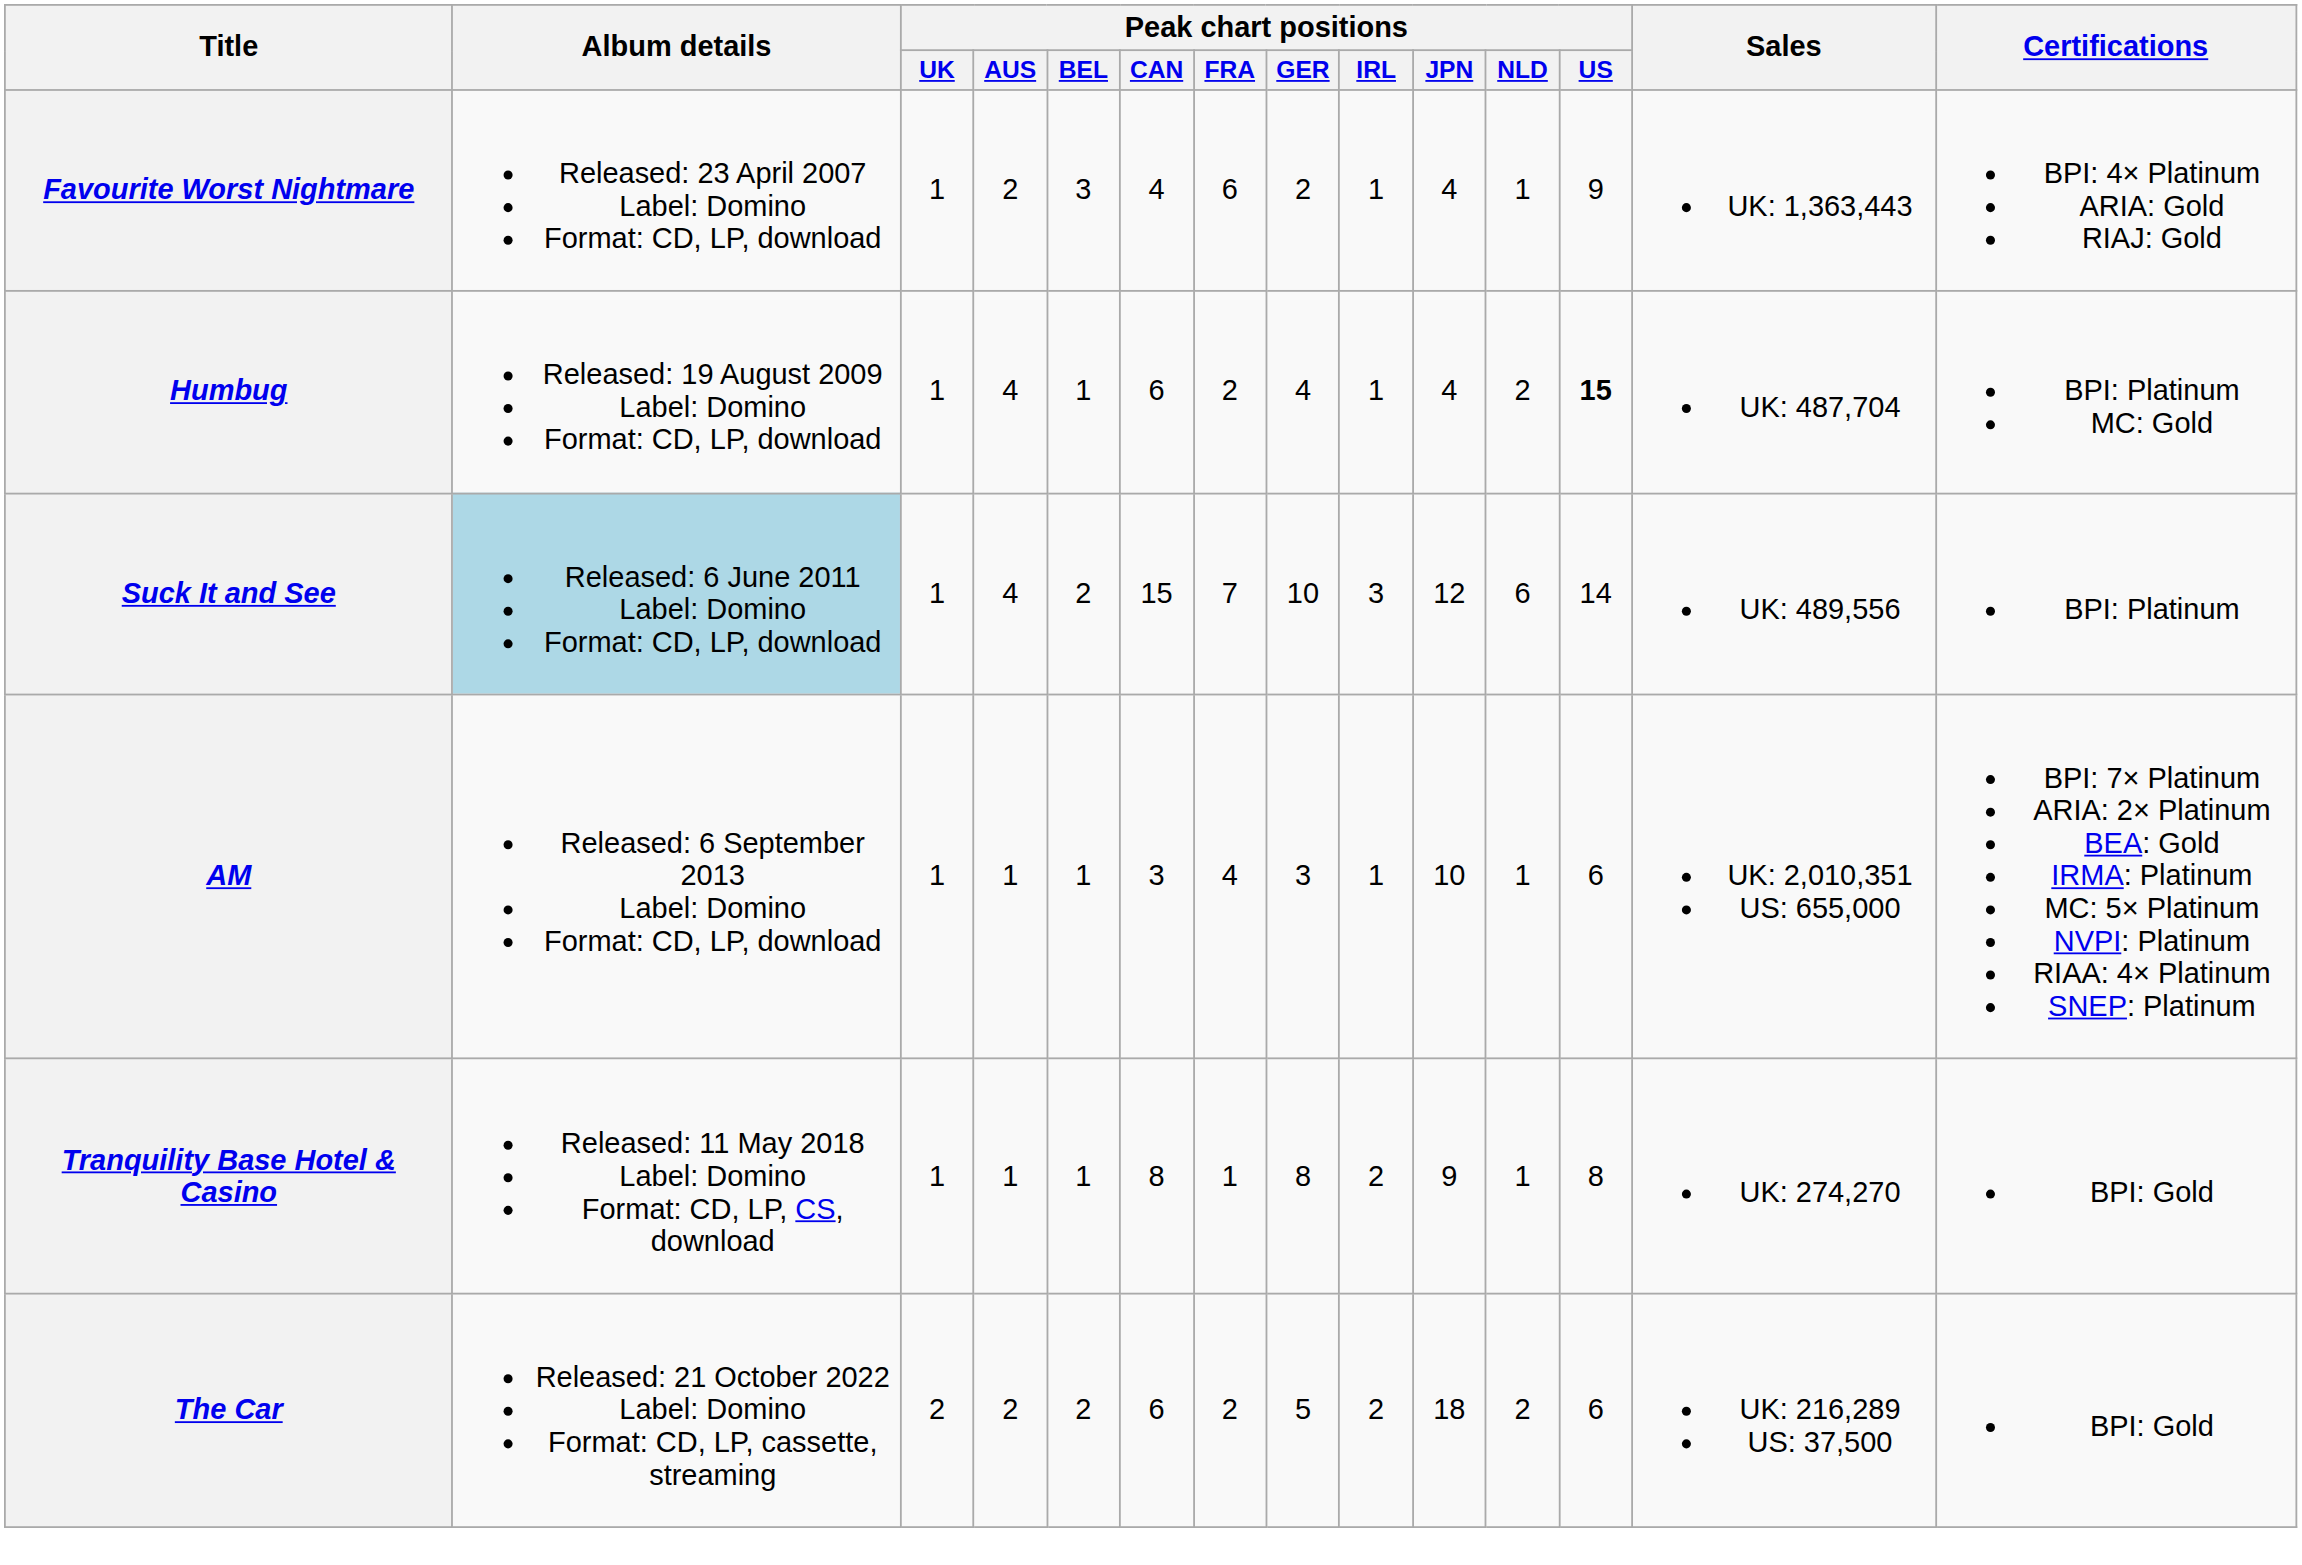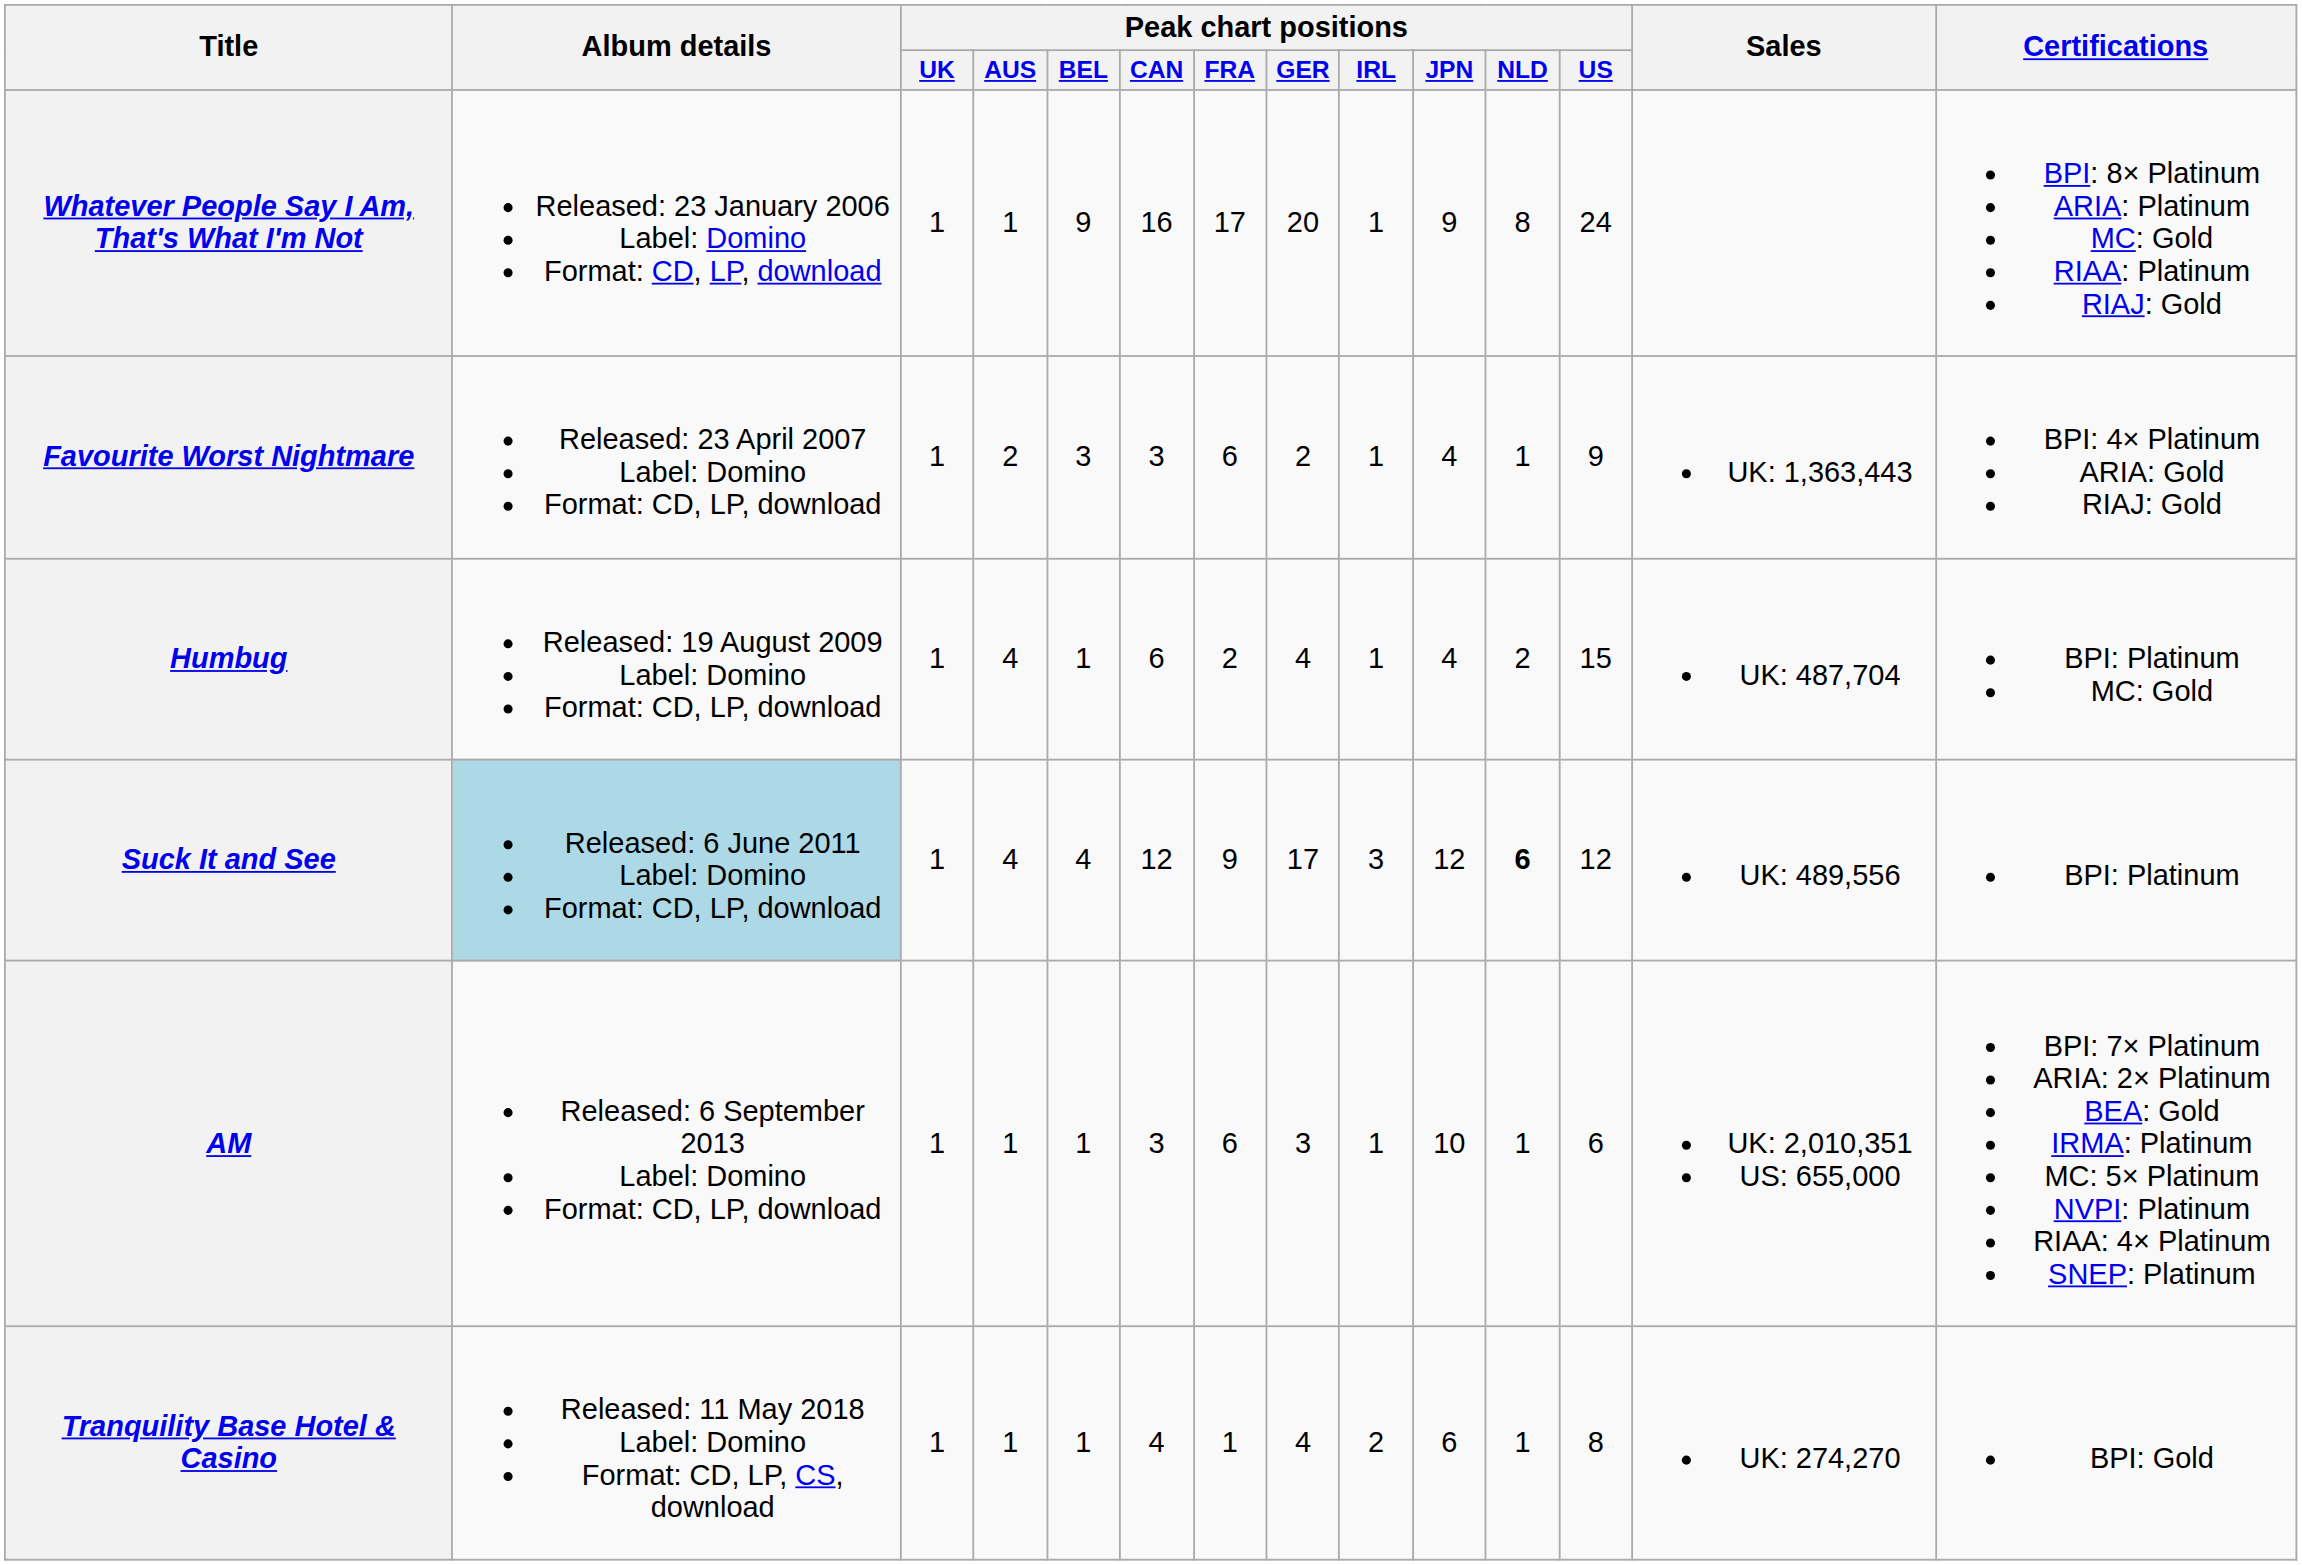+ row: (229, 222)
(1157, 190) 4 -> (1157, 456) 3
(1596, 391) bold -> (1596, 658) normal
(1083, 593) 2 -> (1083, 859) 4
(1157, 593) 15 -> (1157, 859) 12
(1230, 593) 7 -> (1230, 859) 9
(1303, 593) 10 -> (1303, 859) 17
(1523, 593) normal -> (1523, 859) bold
(1596, 593) 14 -> (1596, 859) 12
(1230, 876) 4 -> (1230, 1142) 6
(1157, 1175) 8 -> (1157, 1442) 4
(1303, 1175) 8 -> (1303, 1442) 4
(1449, 1175) 9 -> (1449, 1442) 6
- row: (229, 1409)
